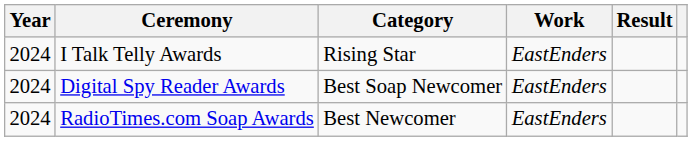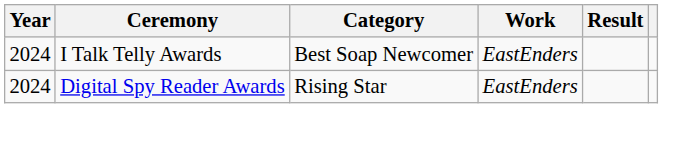(369, 53) Rising Star -> (384, 53) Best Soap Newcomer
(413, 86) Best Soap Newcomer -> (340, 86) Rising Star
- row: (187, 119)
